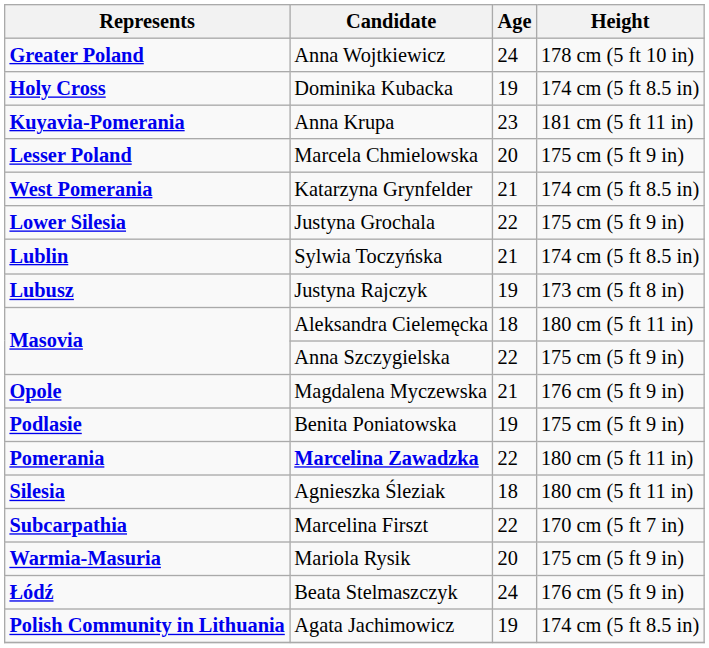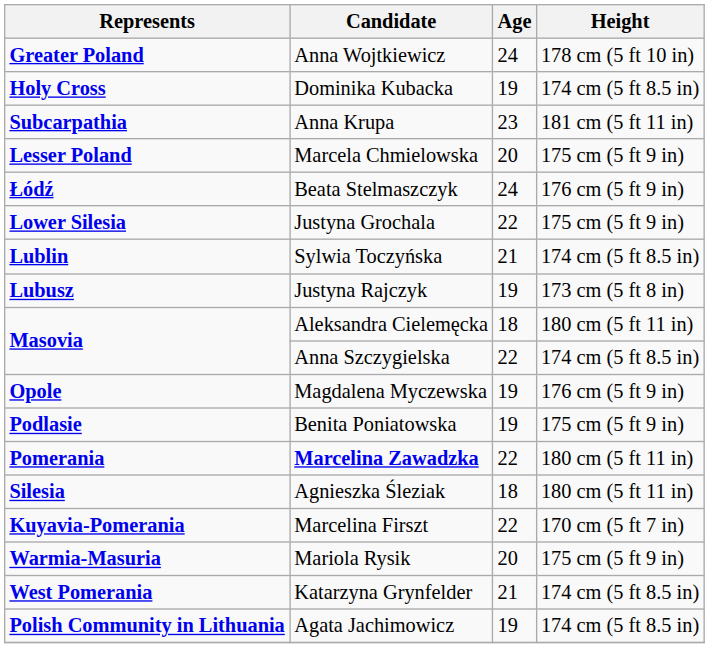(97, 122) Kuyavia-Pomerania -> (68, 122) Subcarpathia
rows swapped: (376, 592) <-> (383, 189)
(612, 357) 175 cm (5 ft 9 in) -> (620, 357) 174 cm (5 ft 8.5 in)
(508, 390) 21 -> (508, 390) 19
(68, 525) Subcarpathia -> (97, 525) Kuyavia-Pomerania
